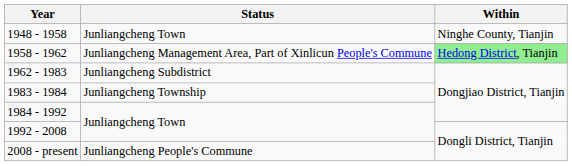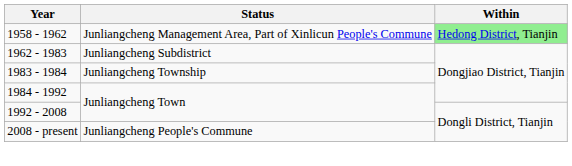- row: (37, 33)
